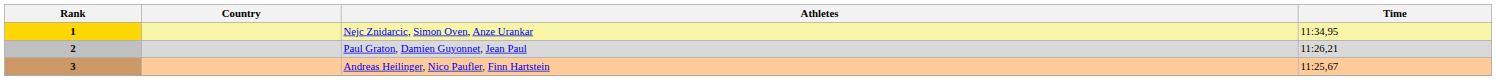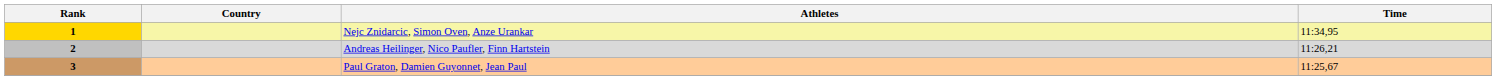(435, 49) Paul Graton, Damien Guyonnet, Jean Paul -> (447, 49) Andreas Heilinger, Nico Paufler, Finn Hartstein
(447, 67) Andreas Heilinger, Nico Paufler, Finn Hartstein -> (435, 67) Paul Graton, Damien Guyonnet, Jean Paul
